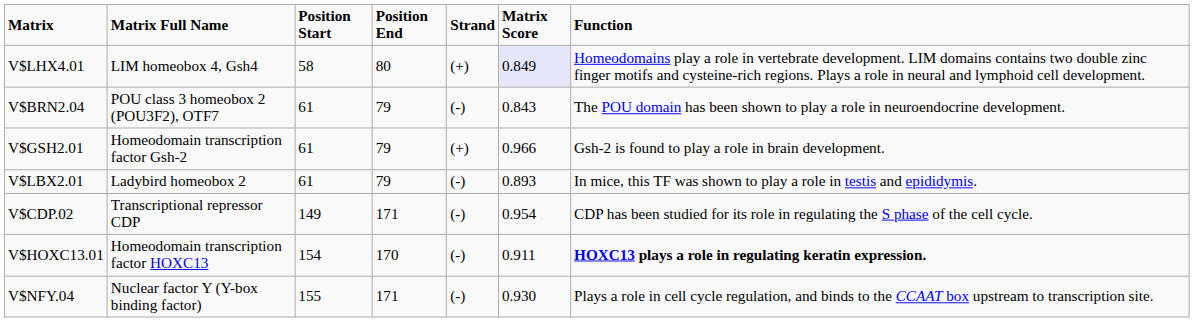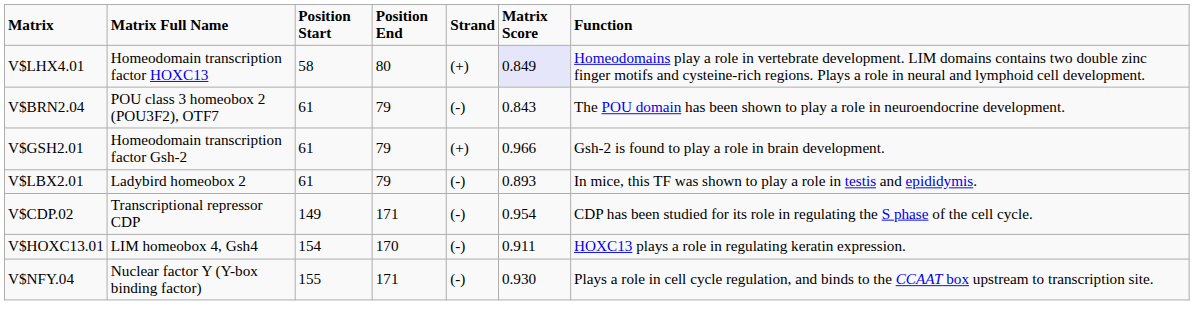(184, 66) LIM homeobox 4, Gsh4 -> (196, 66) Homeodomain transcription factor HOXC13
(196, 255) Homeodomain transcription factor HOXC13 -> (184, 246) LIM homeobox 4, Gsh4
(750, 255) bold -> (740, 246) normal
